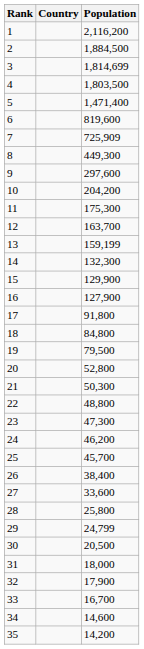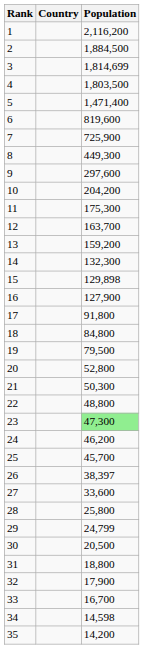(102, 137) 725,909 -> (102, 137) 725,900
(102, 244) 159,199 -> (102, 244) 159,200
(102, 279) 129,900 -> (102, 279) 129,898
(99, 421) no background -> (99, 421) lightgreen background
(99, 475) 38,400 -> (99, 475) 38,397
(99, 564) 18,000 -> (99, 564) 18,800
(99, 617) 14,600 -> (99, 617) 14,598
